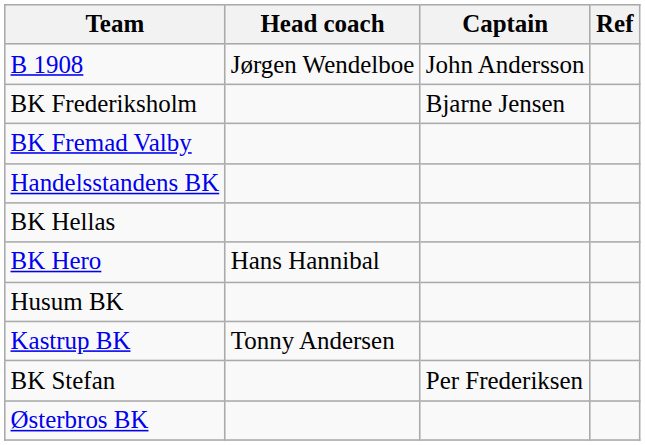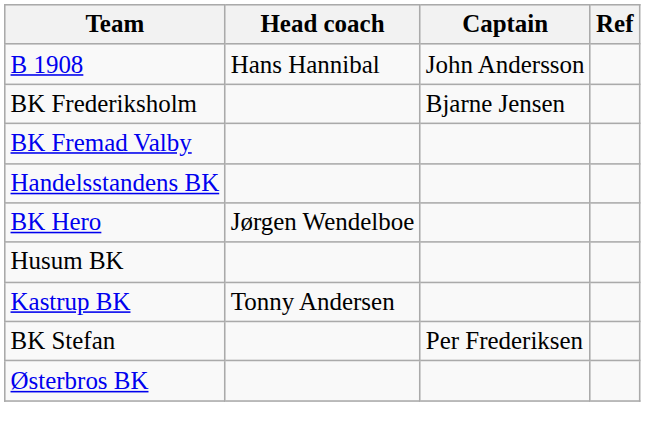(322, 63) Jørgen Wendelboe -> (305, 63) Hans Hannibal
- row: (63, 222)
(305, 261) Hans Hannibal -> (322, 222) Jørgen Wendelboe
